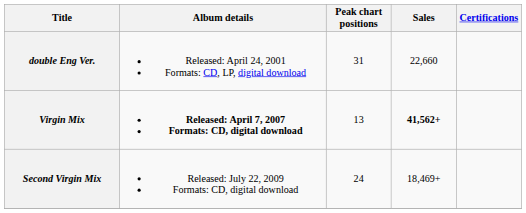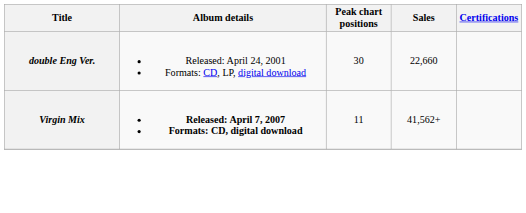(359, 61) 31 -> (359, 61) 30
(359, 120) 13 -> (359, 120) 11
(424, 120) bold -> (424, 120) normal
- row: (62, 178)
